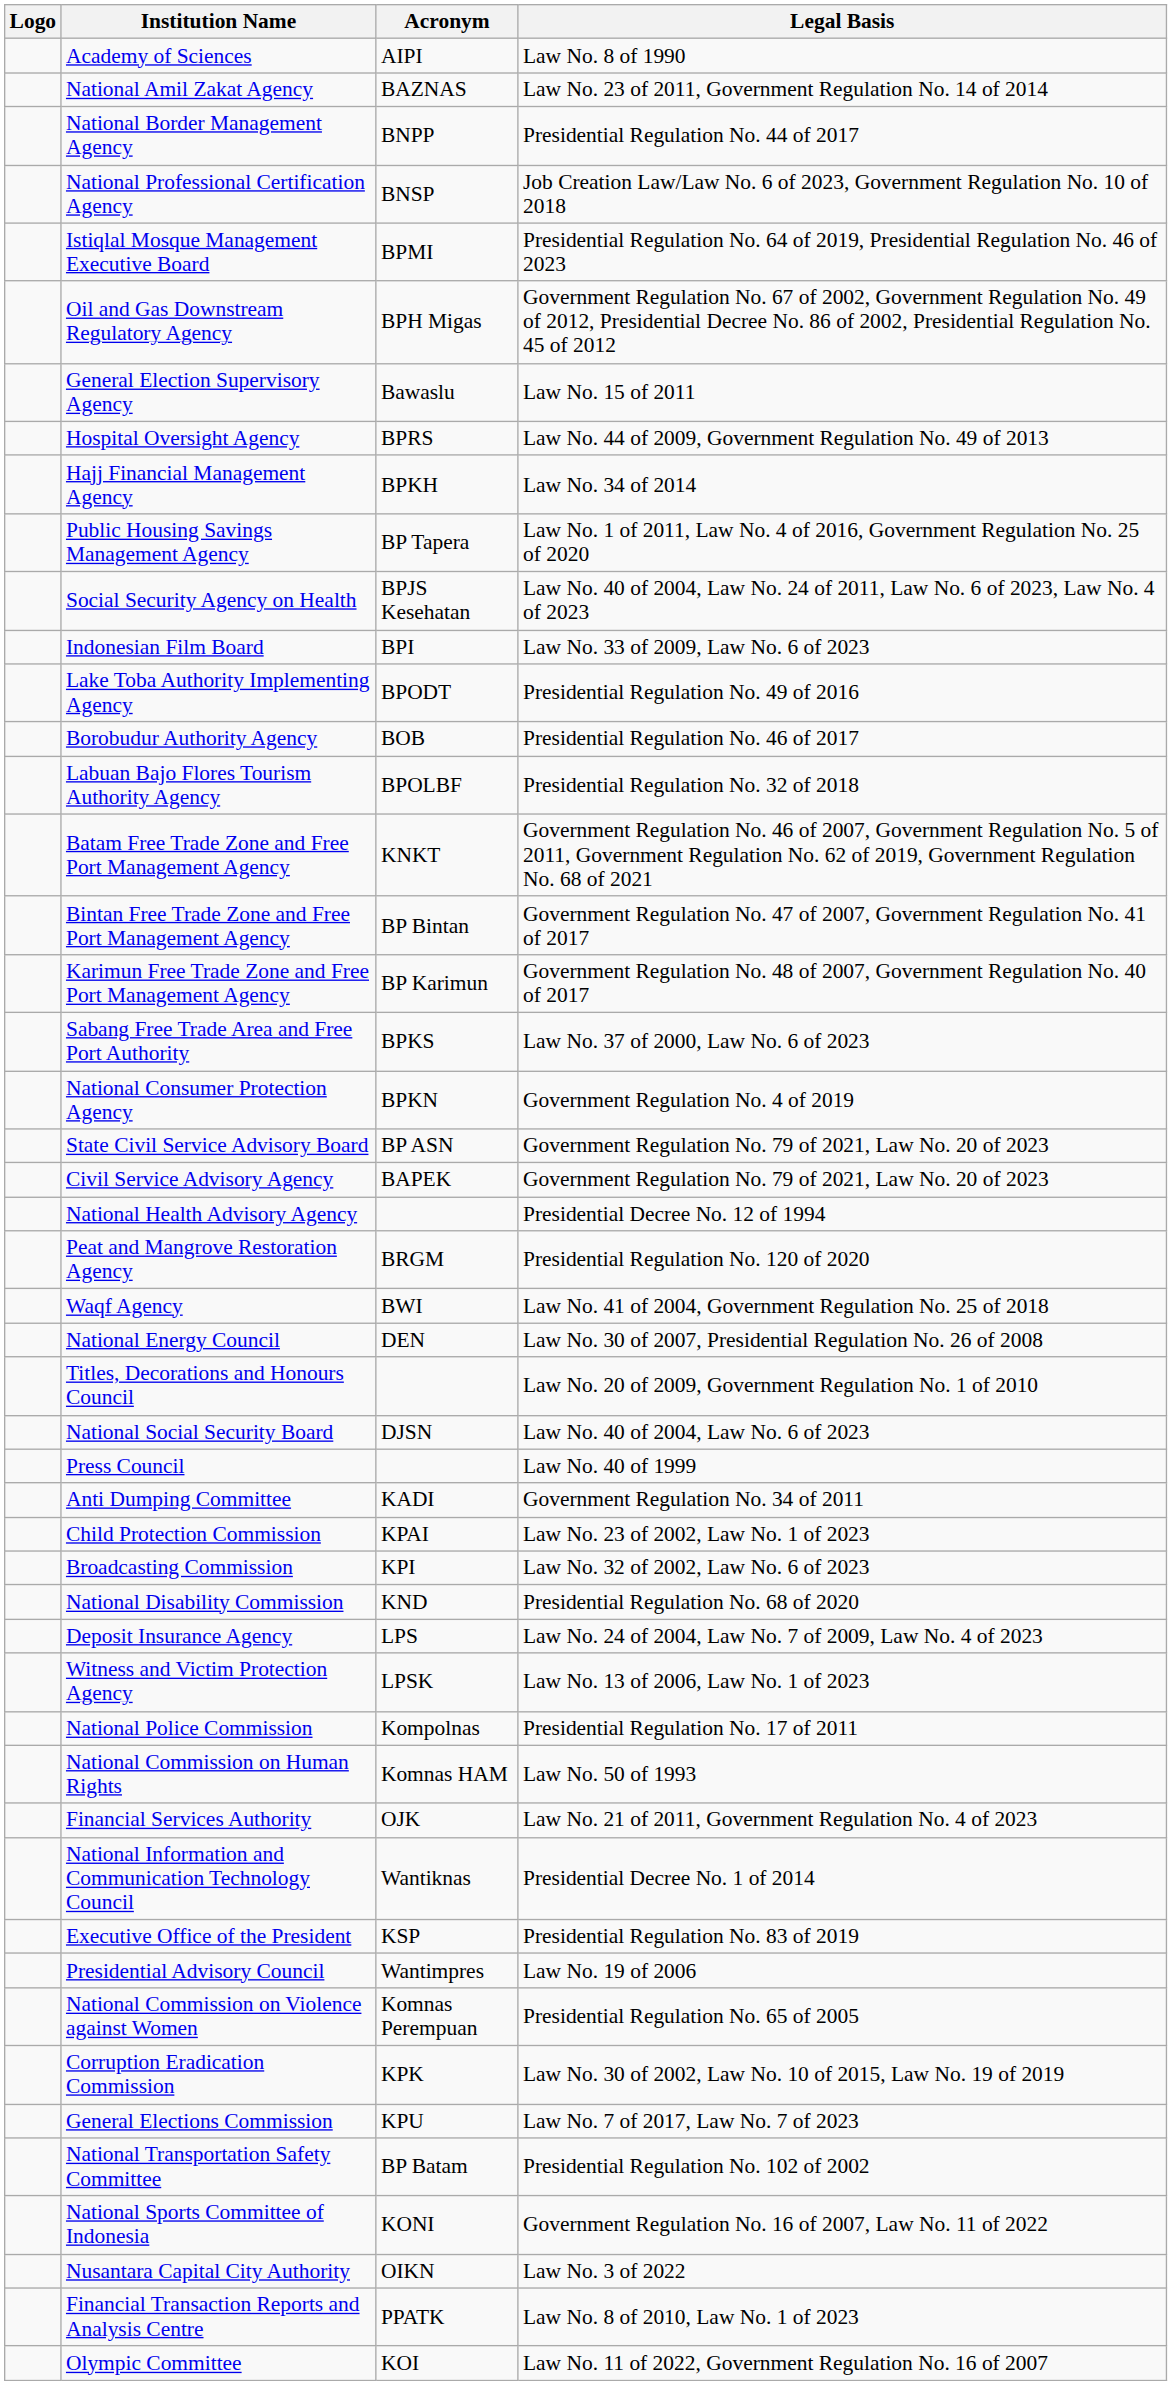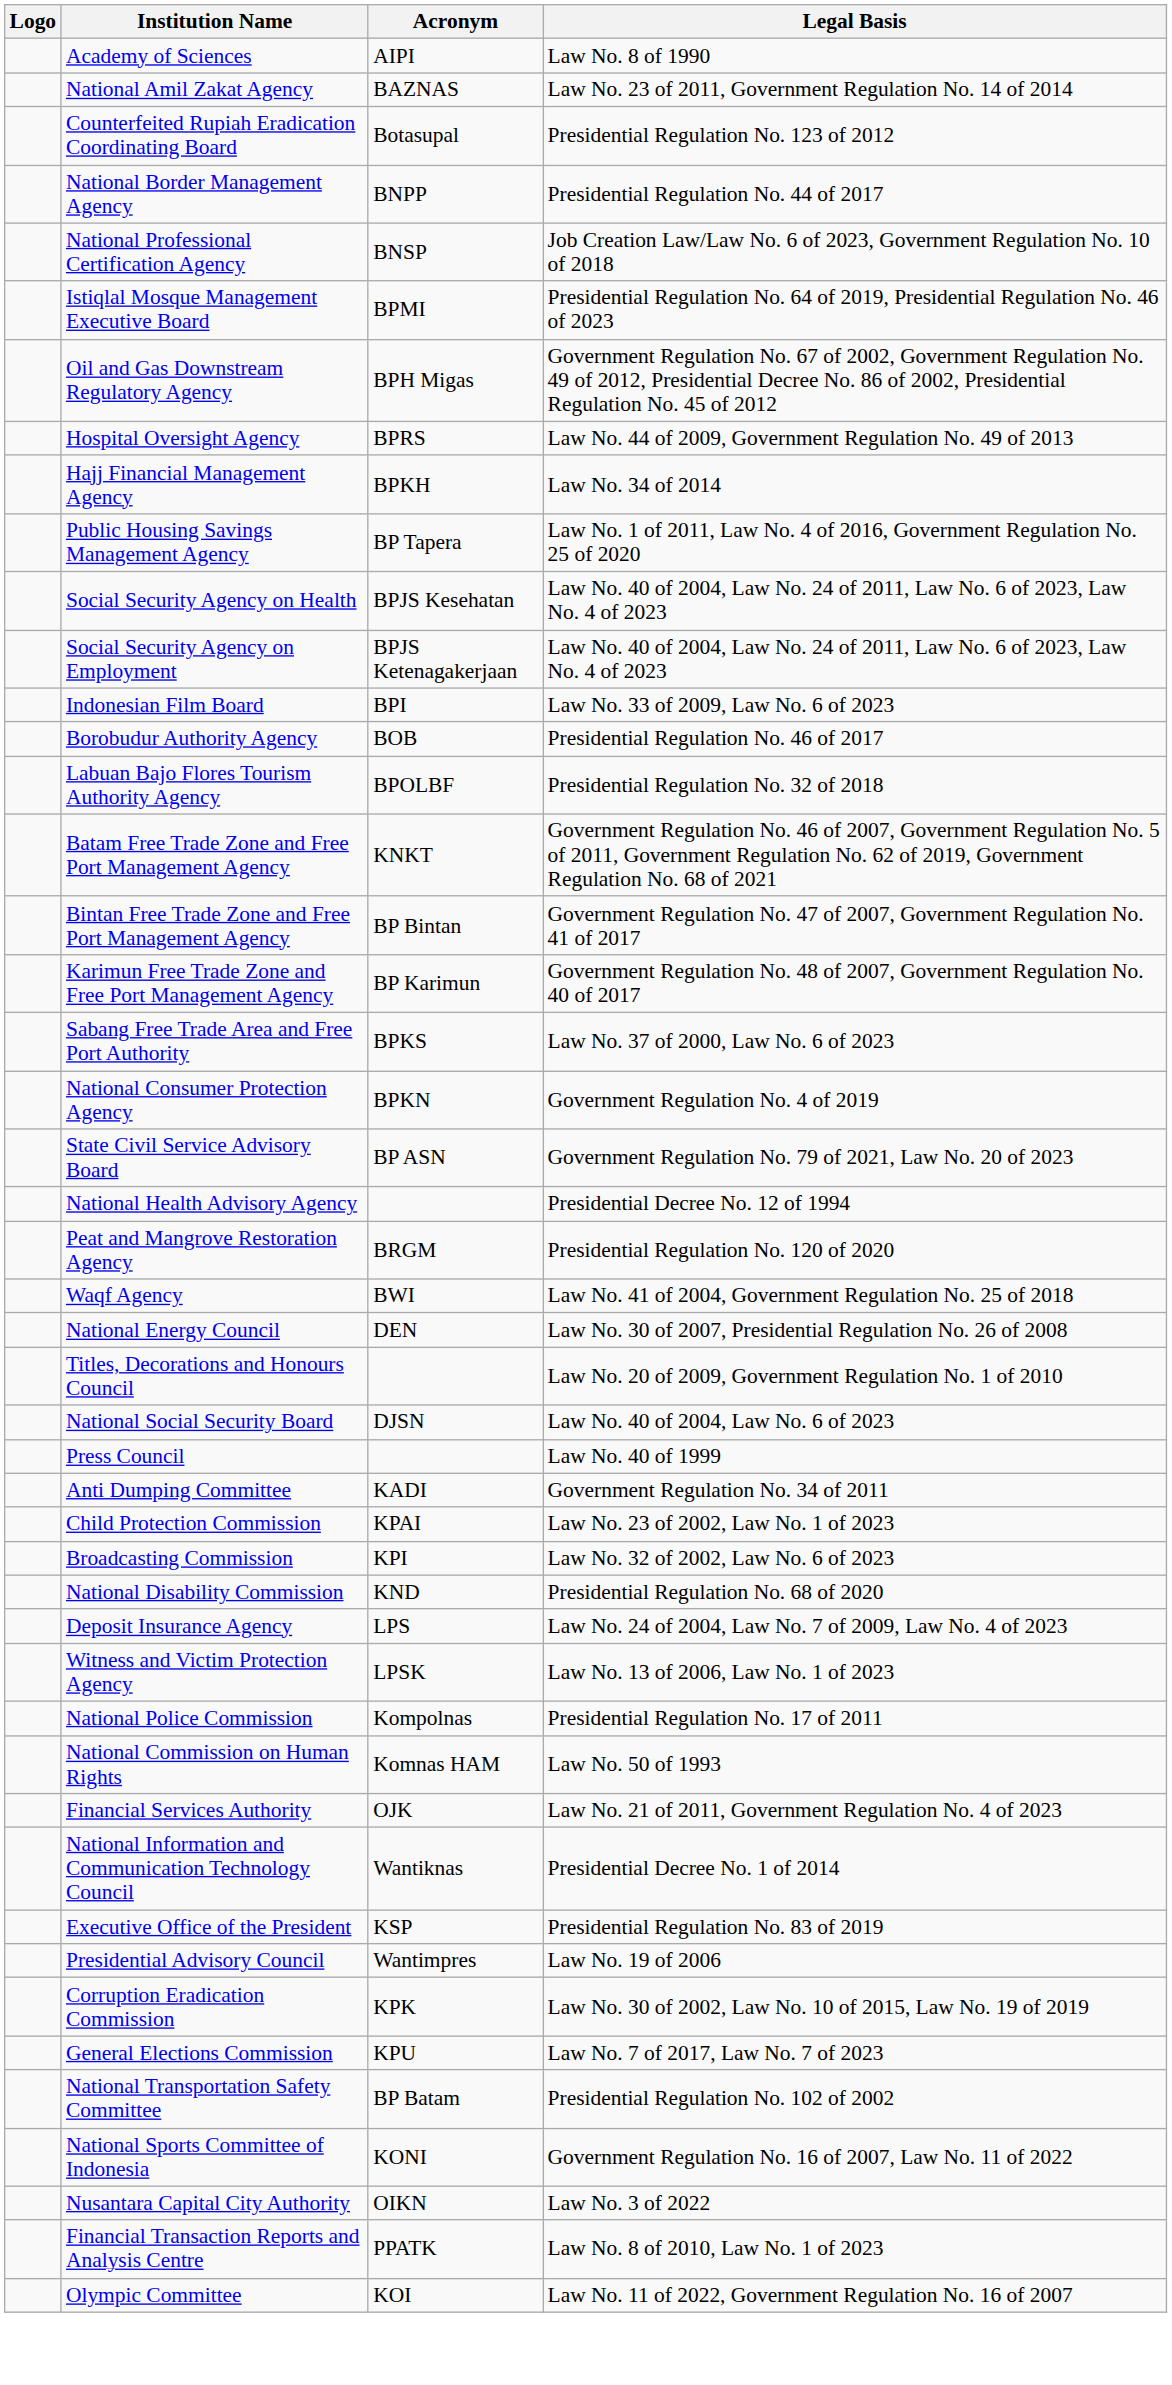+ row: (211, 135)
- row: (193, 392)
+ row: (180, 658)
- row: (218, 692)
- row: (200, 1179)
- row: (214, 2016)
